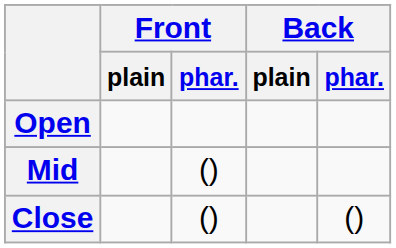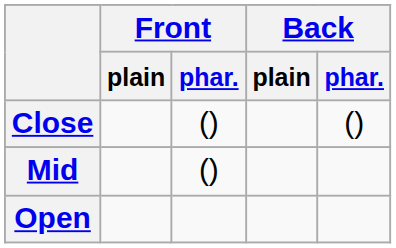rows swapped: (53, 218) <-> (53, 123)
